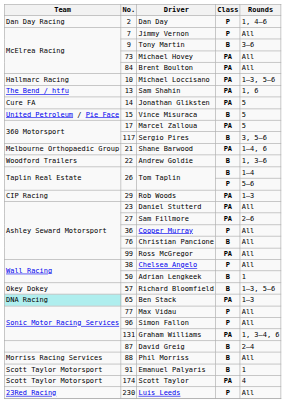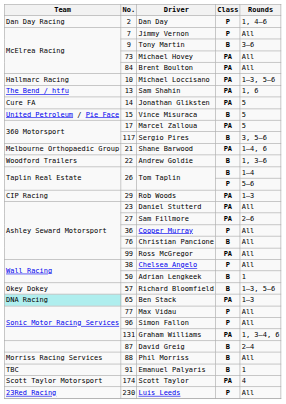(54, 370) Scott Taylor Motorsport -> (12, 370) TBC
